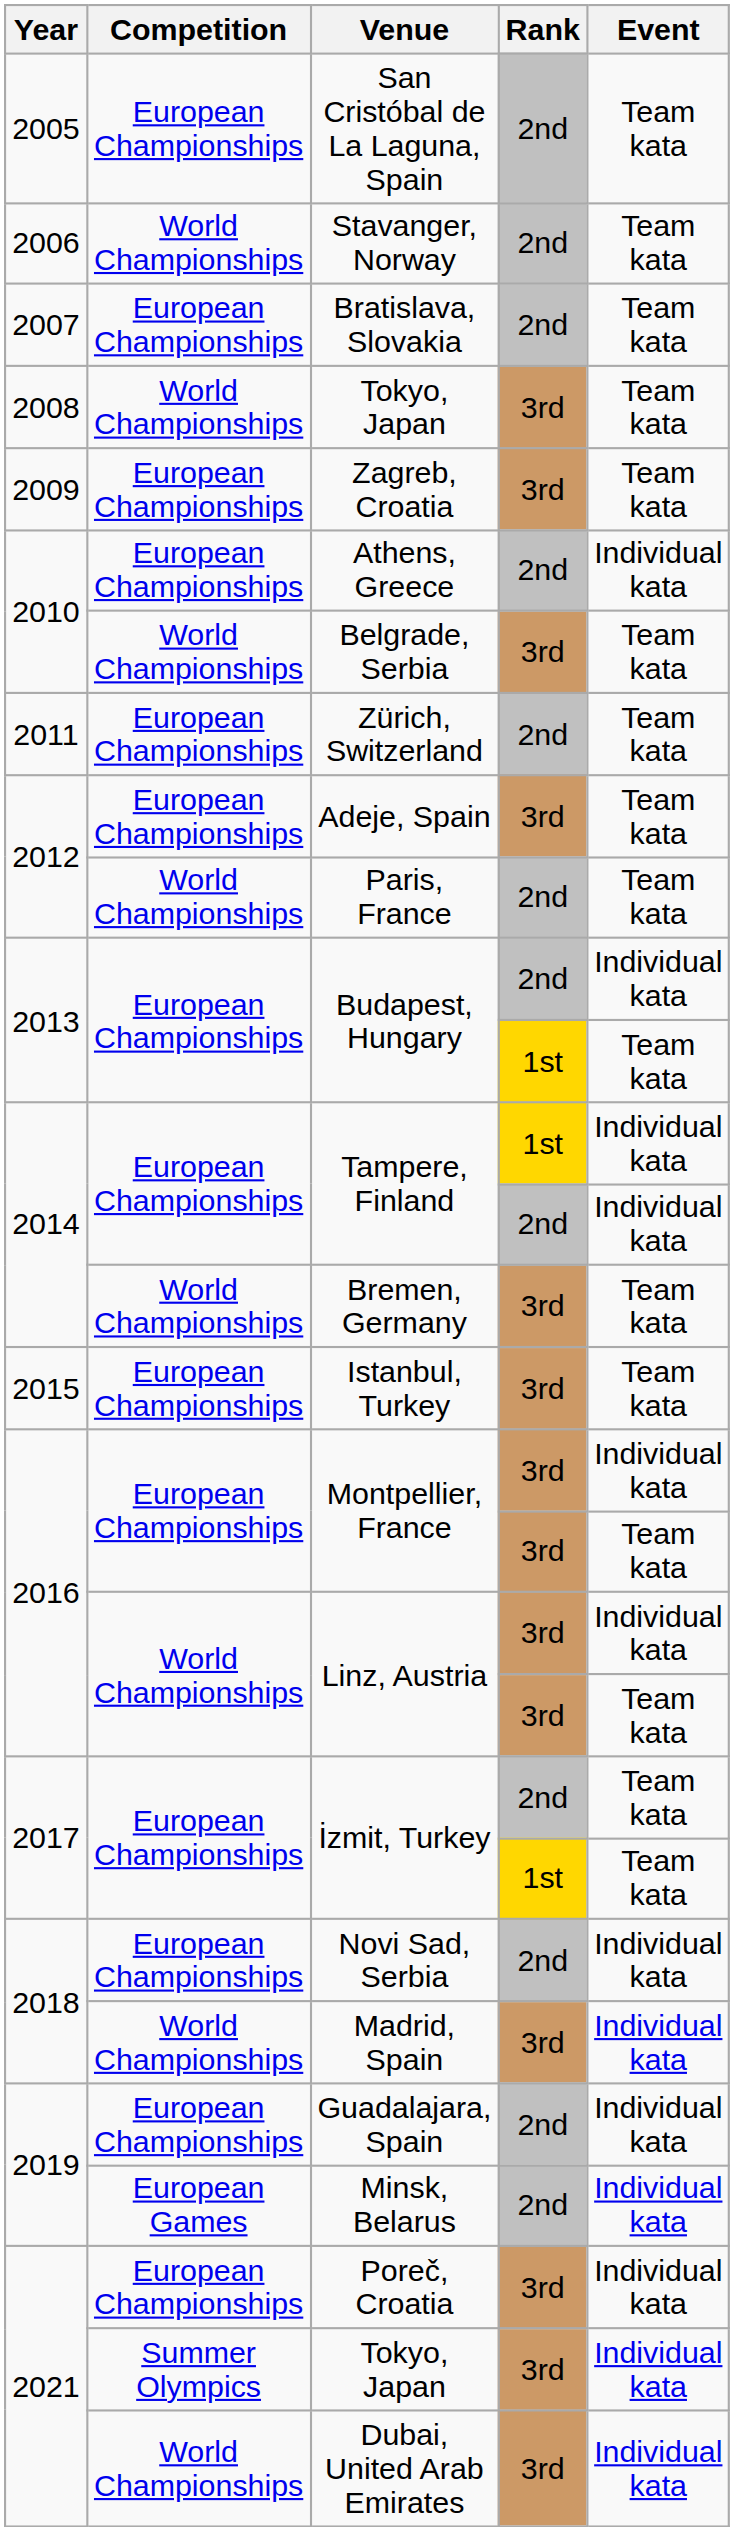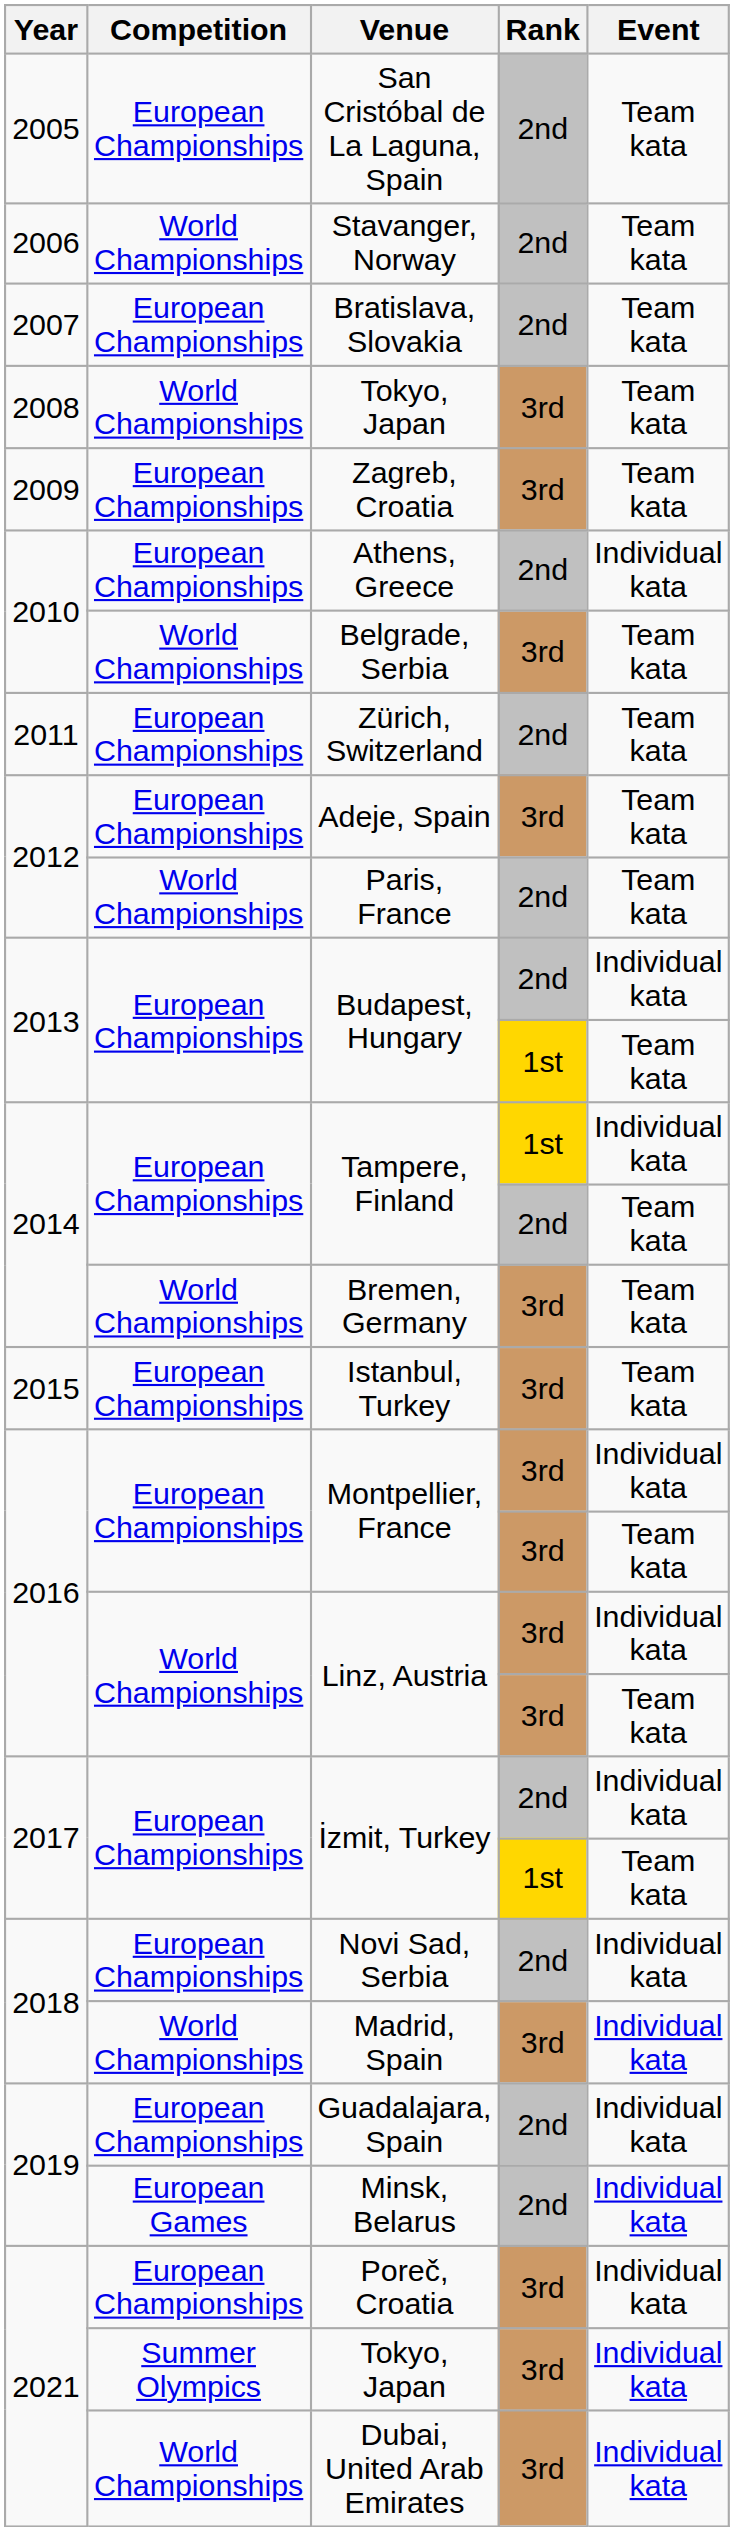(658, 1225) Individual kata -> (658, 1225) Team kata
(658, 1797) Team kata -> (658, 1797) Individual kata
